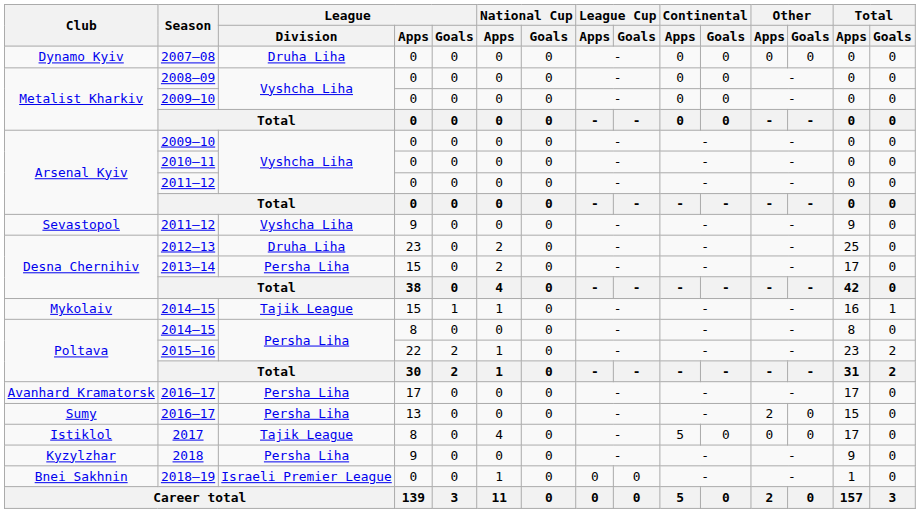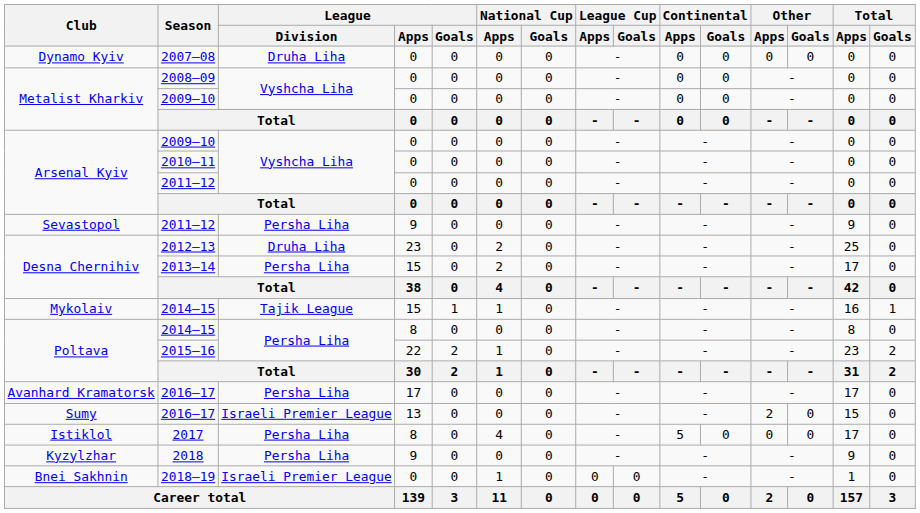(307, 225) Vyshcha Liha -> (307, 225) Persha Liha
(307, 414) Persha Liha -> (307, 414) Israeli Premier League
(307, 434) Tajik League -> (307, 434) Persha Liha
